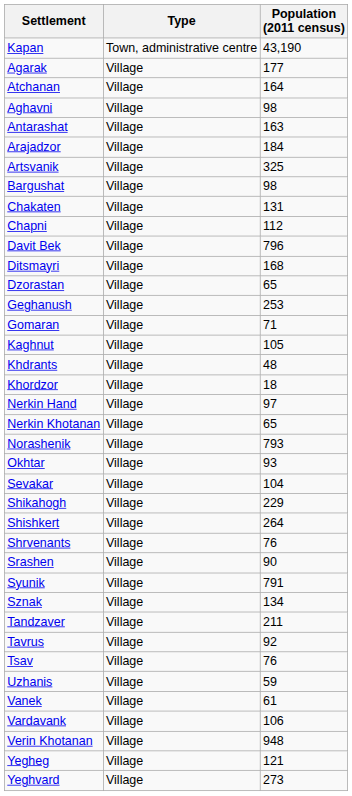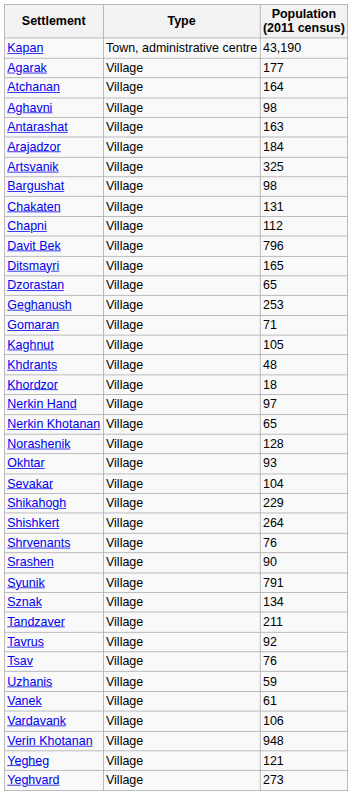(273, 265) 168 -> (273, 265) 165
(273, 444) 793 -> (273, 444) 128
